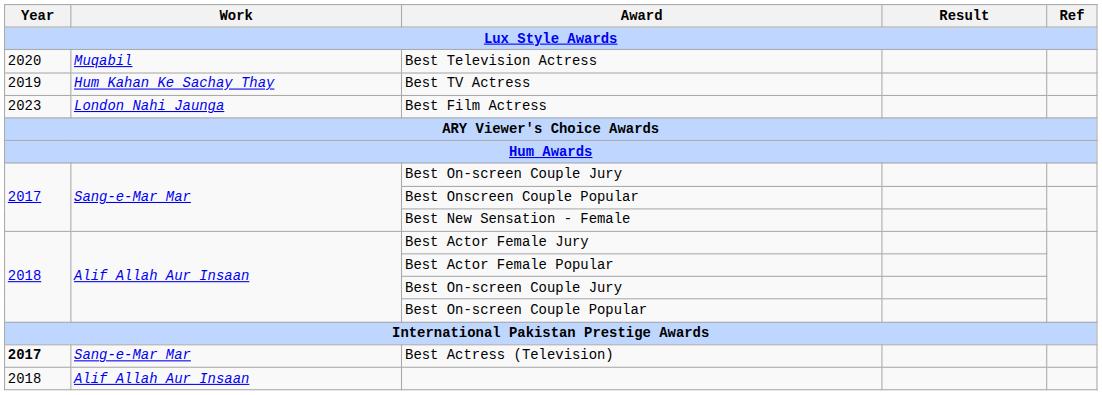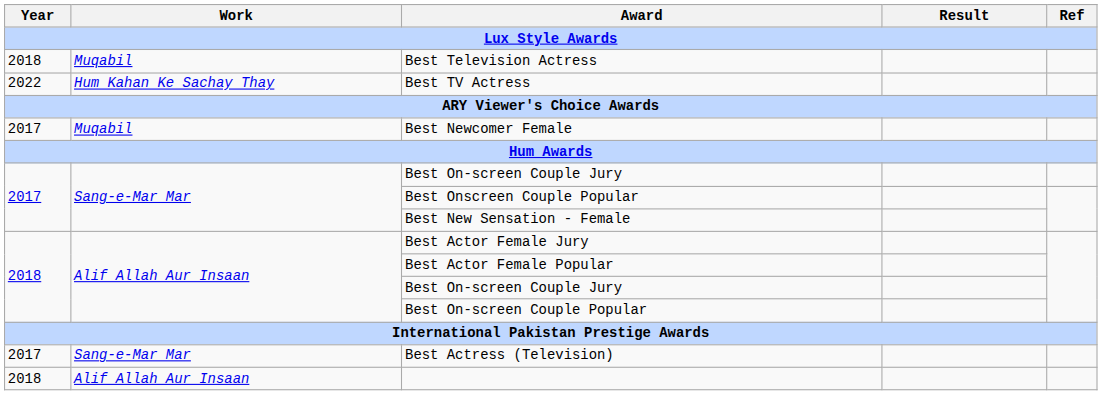(25, 61) 2020 -> (25, 61) 2018
(25, 84) 2019 -> (25, 84) 2022
- row: (149, 107)
+ row: (103, 129)
(25, 356) bold -> (25, 356) normal
